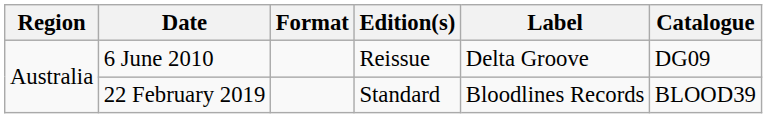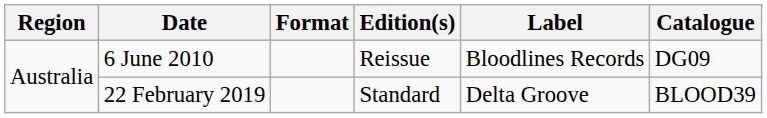(527, 58) Delta Groove -> (555, 58) Bloodlines Records
(555, 94) Bloodlines Records -> (527, 94) Delta Groove
